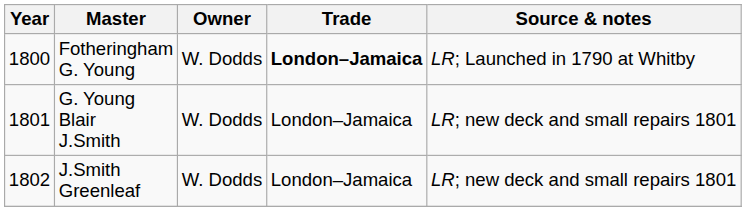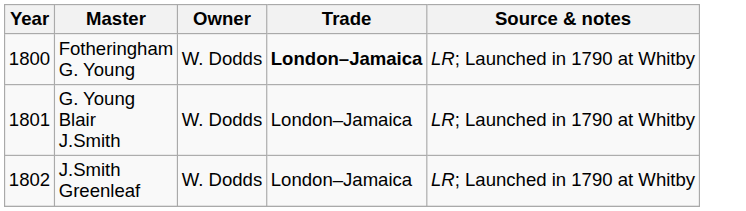(584, 119) LR; new deck and small repairs 1801 -> (563, 119) LR; Launched in 1790 at Whitby
(584, 180) LR; new deck and small repairs 1801 -> (563, 180) LR; Launched in 1790 at Whitby
